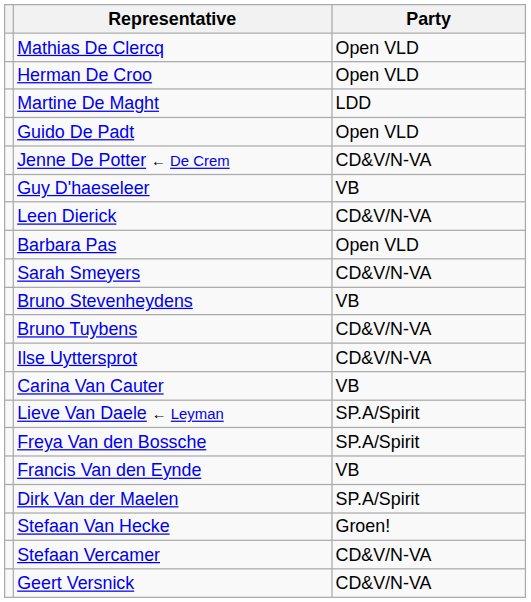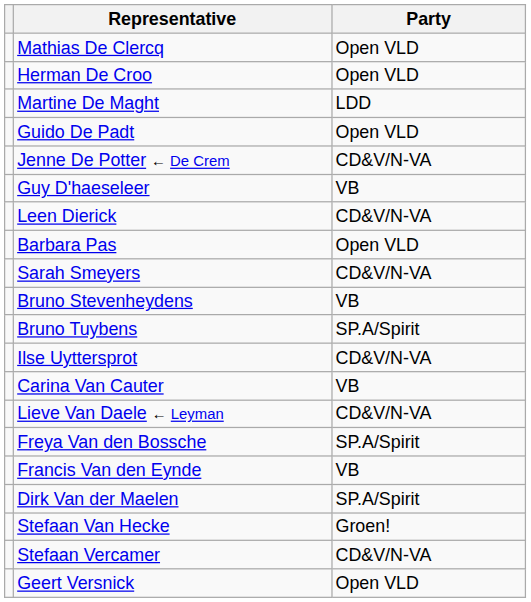(383, 329) CD&V/N-VA -> (378, 329) SP.A/Spirit
(378, 414) SP.A/Spirit -> (383, 414) CD&V/N-VA
(383, 583) CD&V/N-VA -> (377, 583) Open VLD
